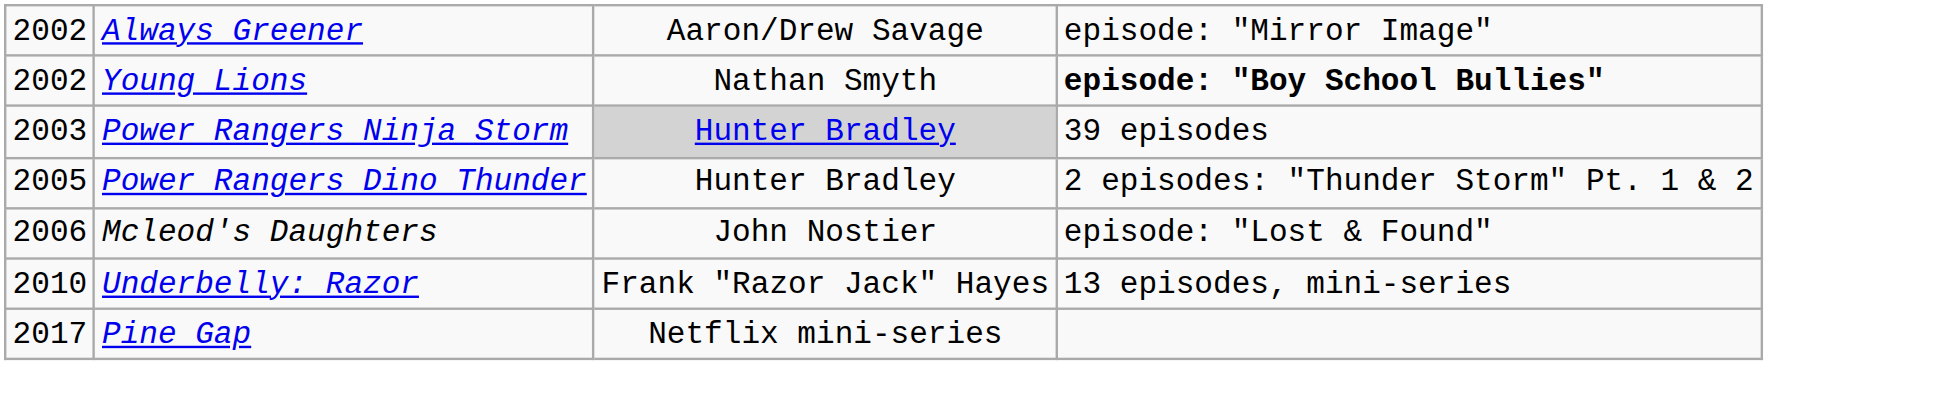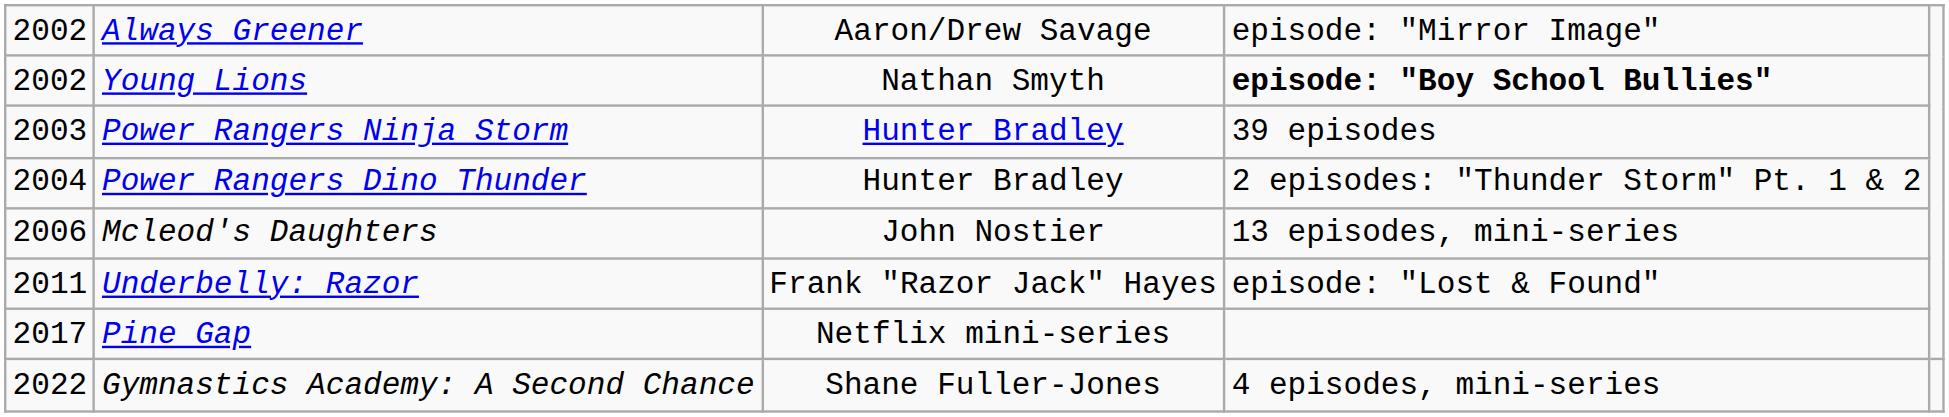(825, 132) lightgrey background -> (993, 132) no background
(50, 182) 2005 -> (50, 182) 2004
(1278, 233) episode: "Lost & Found" -> (1455, 233) 13 episodes, mini-series
(50, 284) 2010 -> (50, 284) 2011
(1288, 284) 13 episodes, mini-series -> (1446, 284) episode: "Lost & Found"
+ row: (428, 385)
